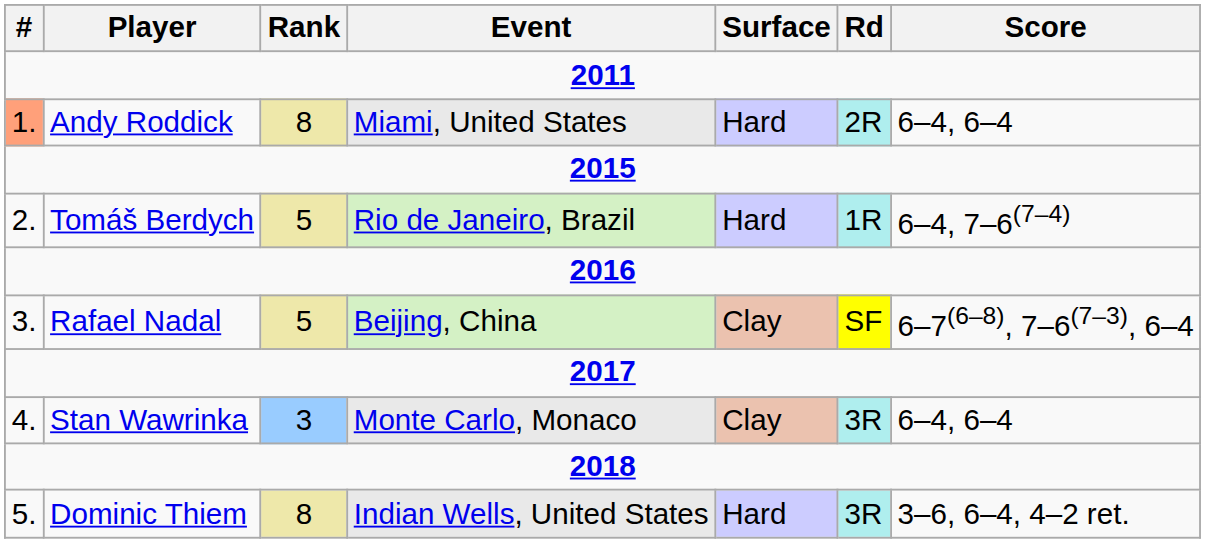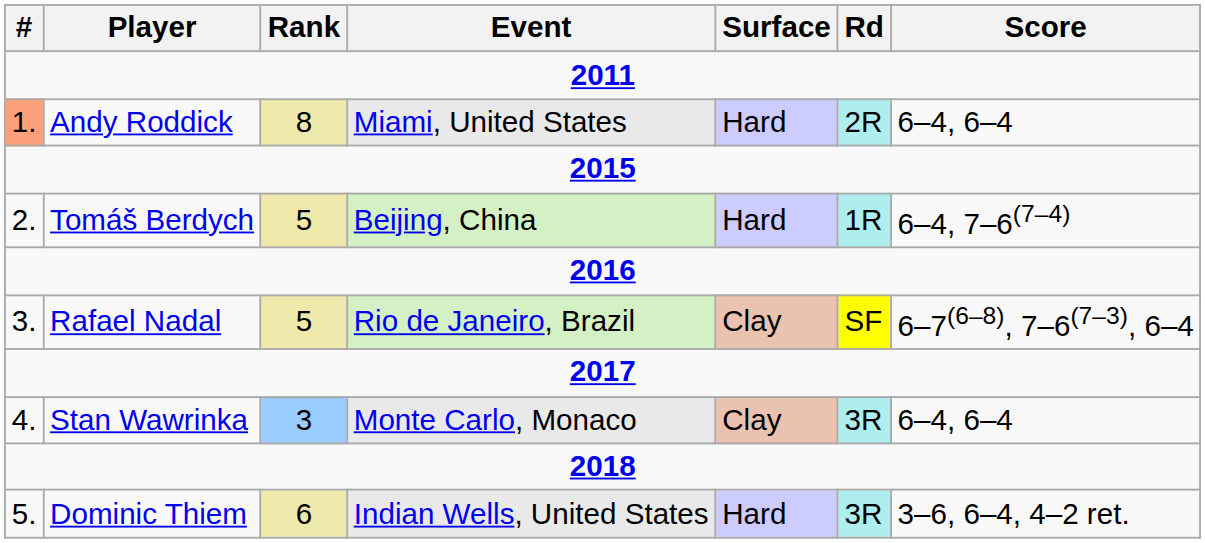(494, 219) Rio de Janeiro, Brazil -> (445, 219) Beijing, China
(445, 321) Beijing, China -> (494, 321) Rio de Janeiro, Brazil
(304, 513) 8 -> (304, 513) 6
